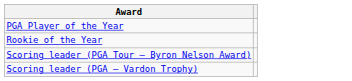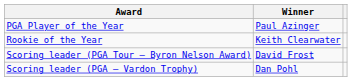+ column: (298, 12)
